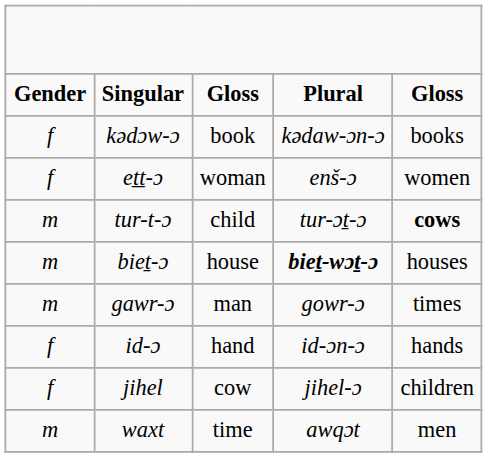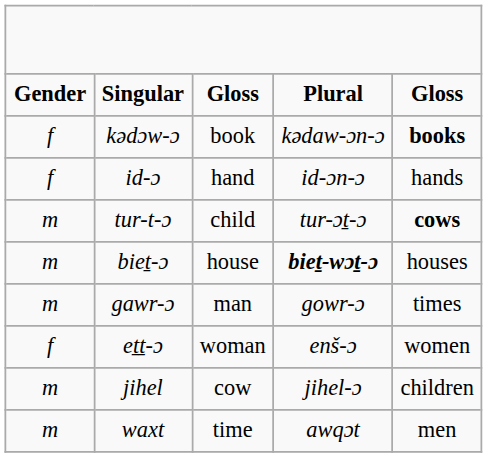(437, 136) normal -> (437, 136) bold
rows swapped: (143, 346) <-> (143, 178)
(50, 388) f -> (50, 388) m
